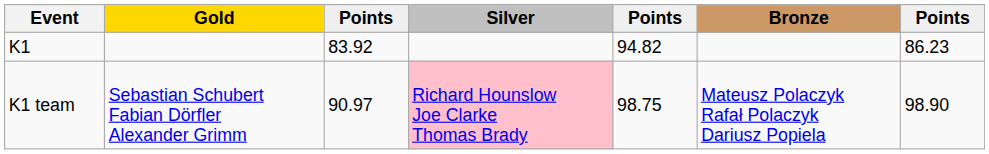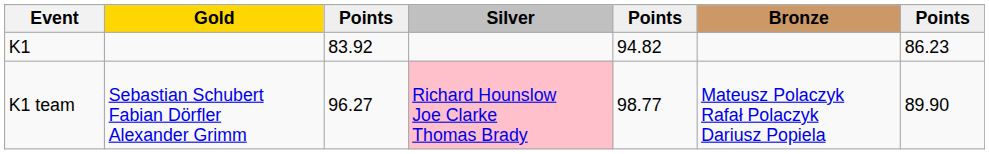(350, 104) 90.97 -> (350, 104) 96.27
(639, 104) 98.75 -> (639, 104) 98.77
(927, 104) 98.90 -> (927, 104) 89.90
